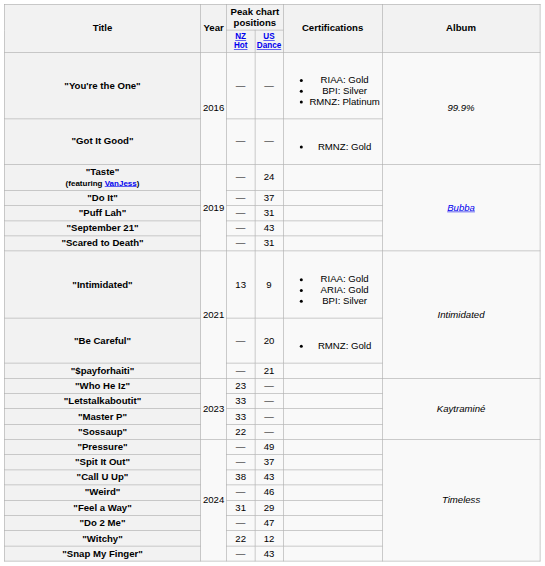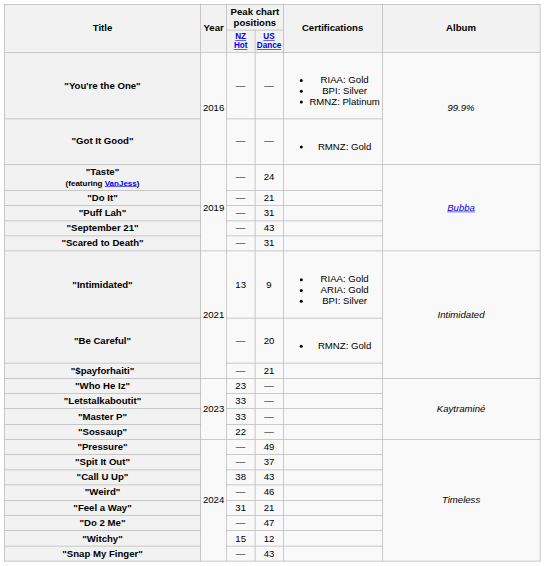(269, 198) 37 -> (269, 198) 21
(269, 508) 29 -> (269, 508) 21
(241, 538) 22 -> (241, 538) 15
